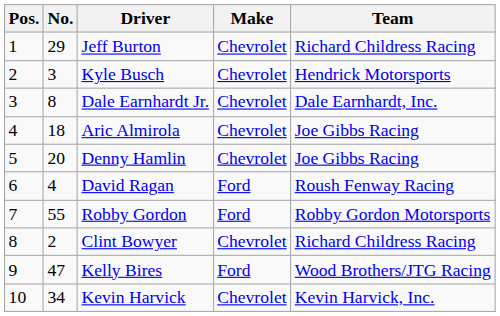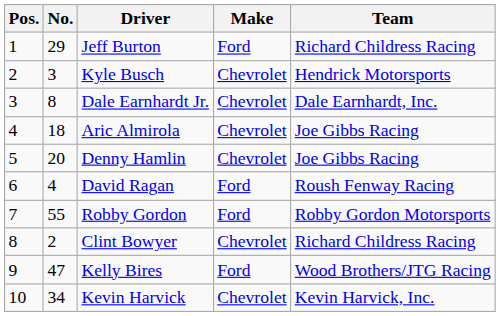(252, 46) Chevrolet -> (234, 46) Ford
